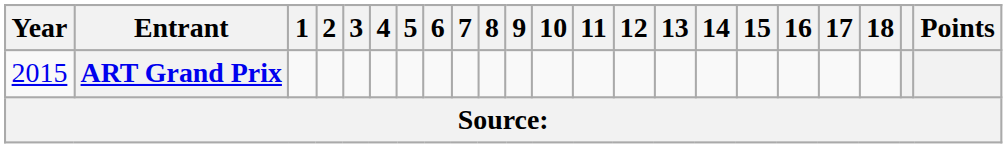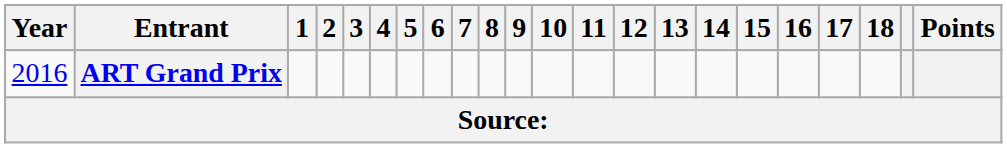(39, 73) 2015 -> (39, 73) 2016
